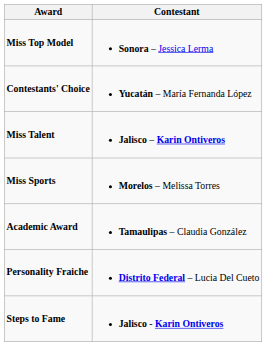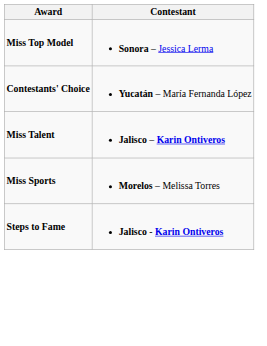- row: (42, 226)
- row: (47, 272)
